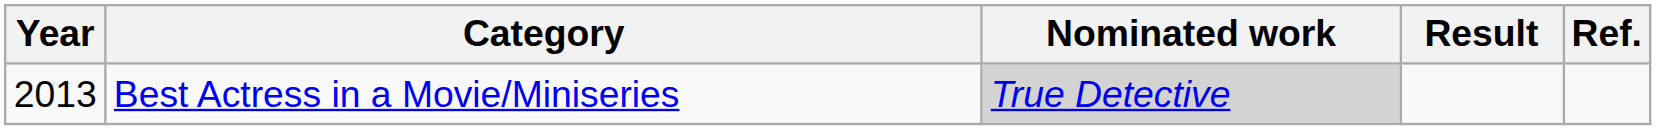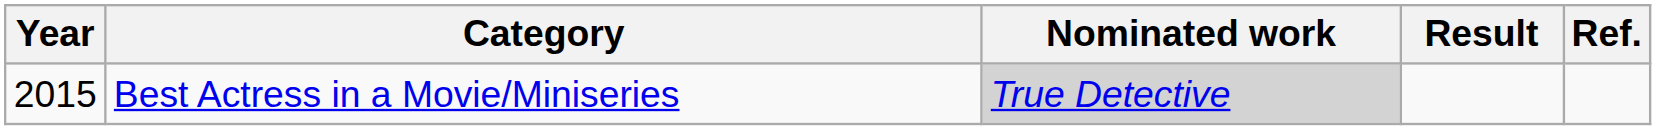(55, 93) 2013 -> (55, 93) 2015
